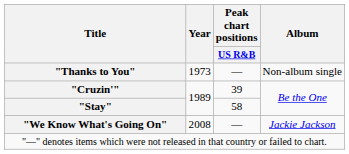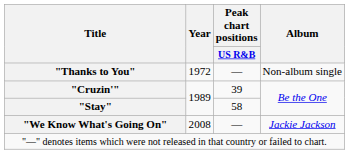(200, 71) 1973 -> (200, 71) 1972
